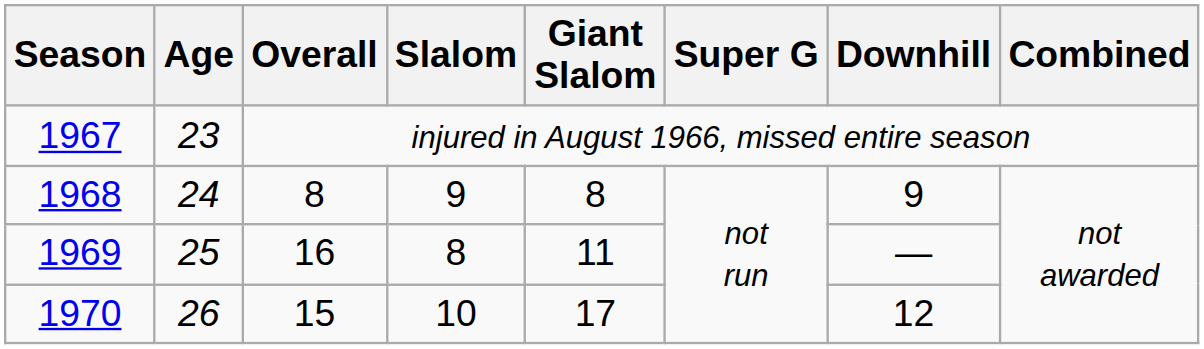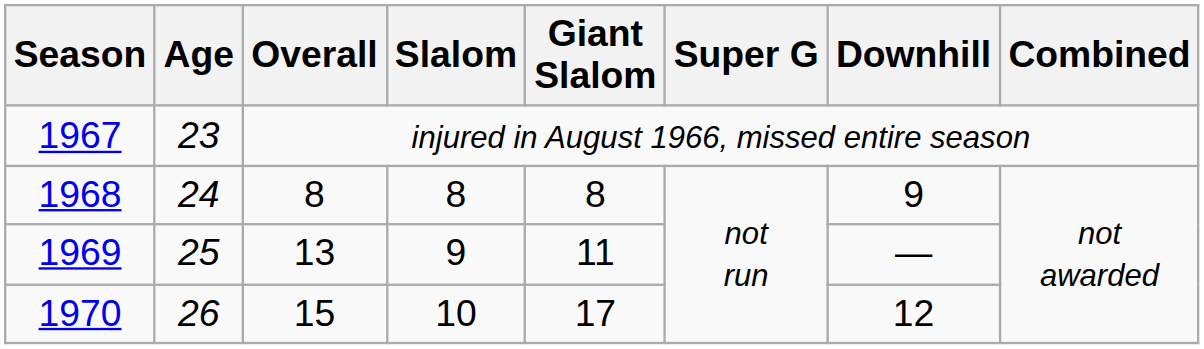(456, 194) 9 -> (456, 194) 8
(314, 253) 16 -> (314, 253) 13
(456, 253) 8 -> (456, 253) 9
